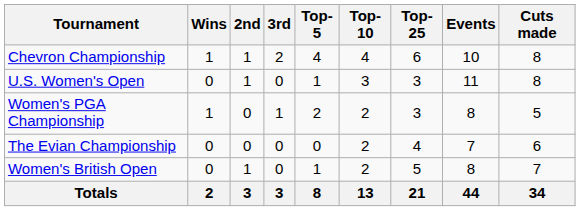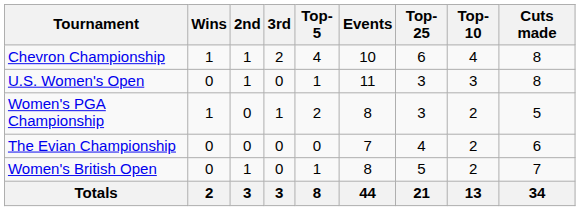columns swapped: (365, 24) <-> (471, 24)
